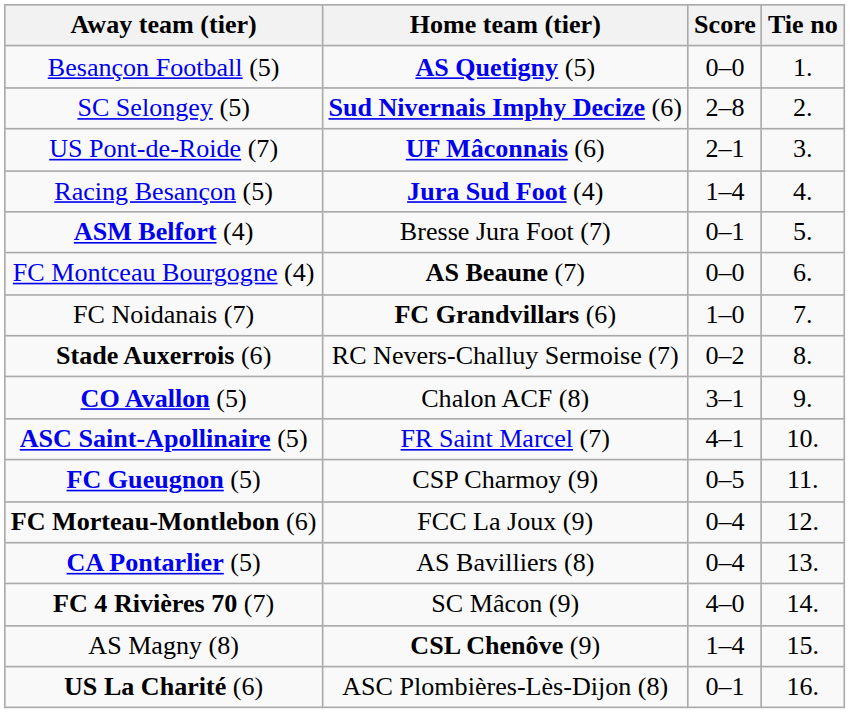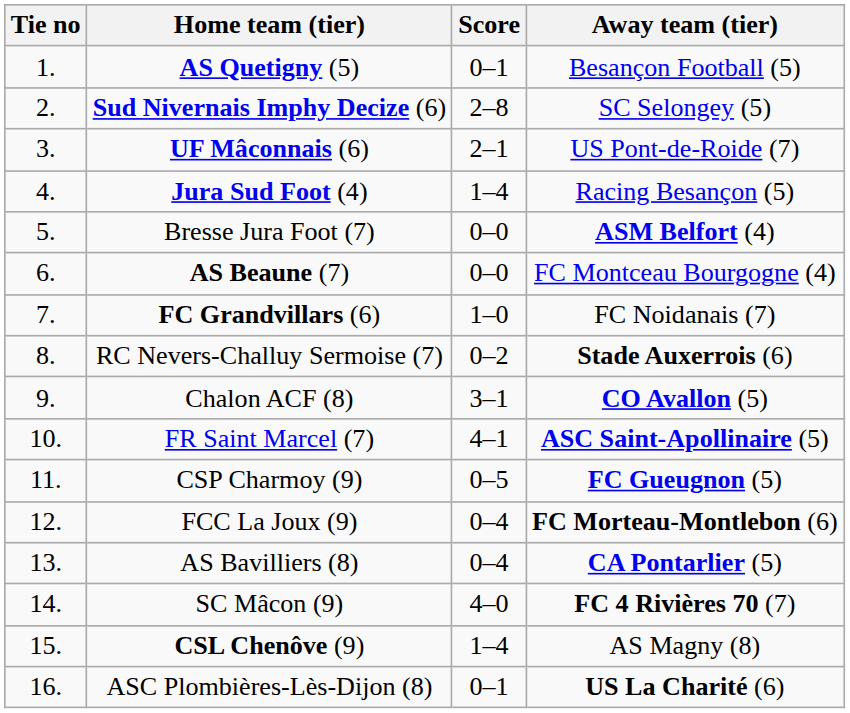columns swapped: (803, 25) <-> (164, 25)
(725, 66) 0–0 -> (489, 66) 0–1
(725, 231) 0–1 -> (489, 231) 0–0
